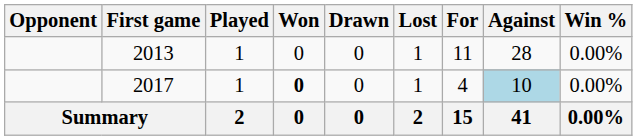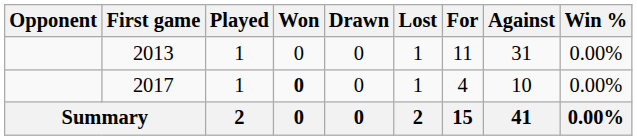(521, 53) 28 -> (521, 53) 31
(521, 85) lightblue background -> (521, 85) no background
